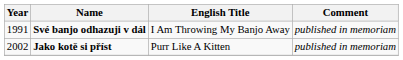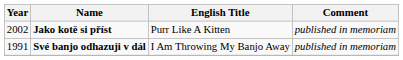rows swapped: (89, 30) <-> (72, 47)
